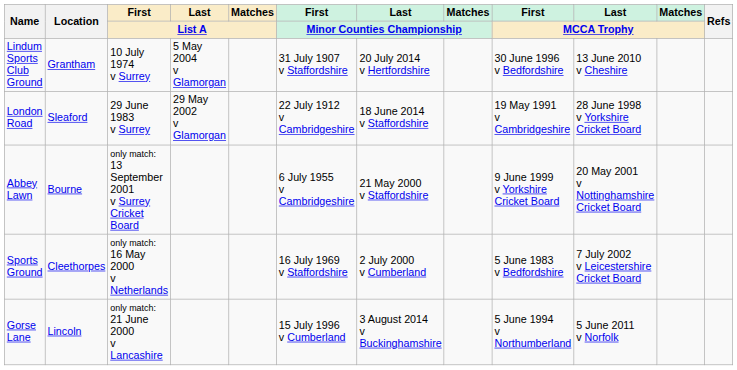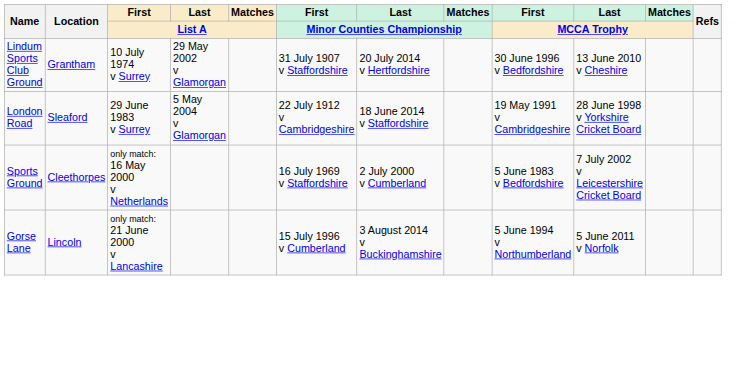(200, 65) 5 May 2004 v Glamorgan -> (200, 65) 29 May 2002 v Glamorgan
(200, 118) 29 May 2002 v Glamorgan -> (200, 118) 5 May 2004 v Glamorgan
- row: (22, 189)
